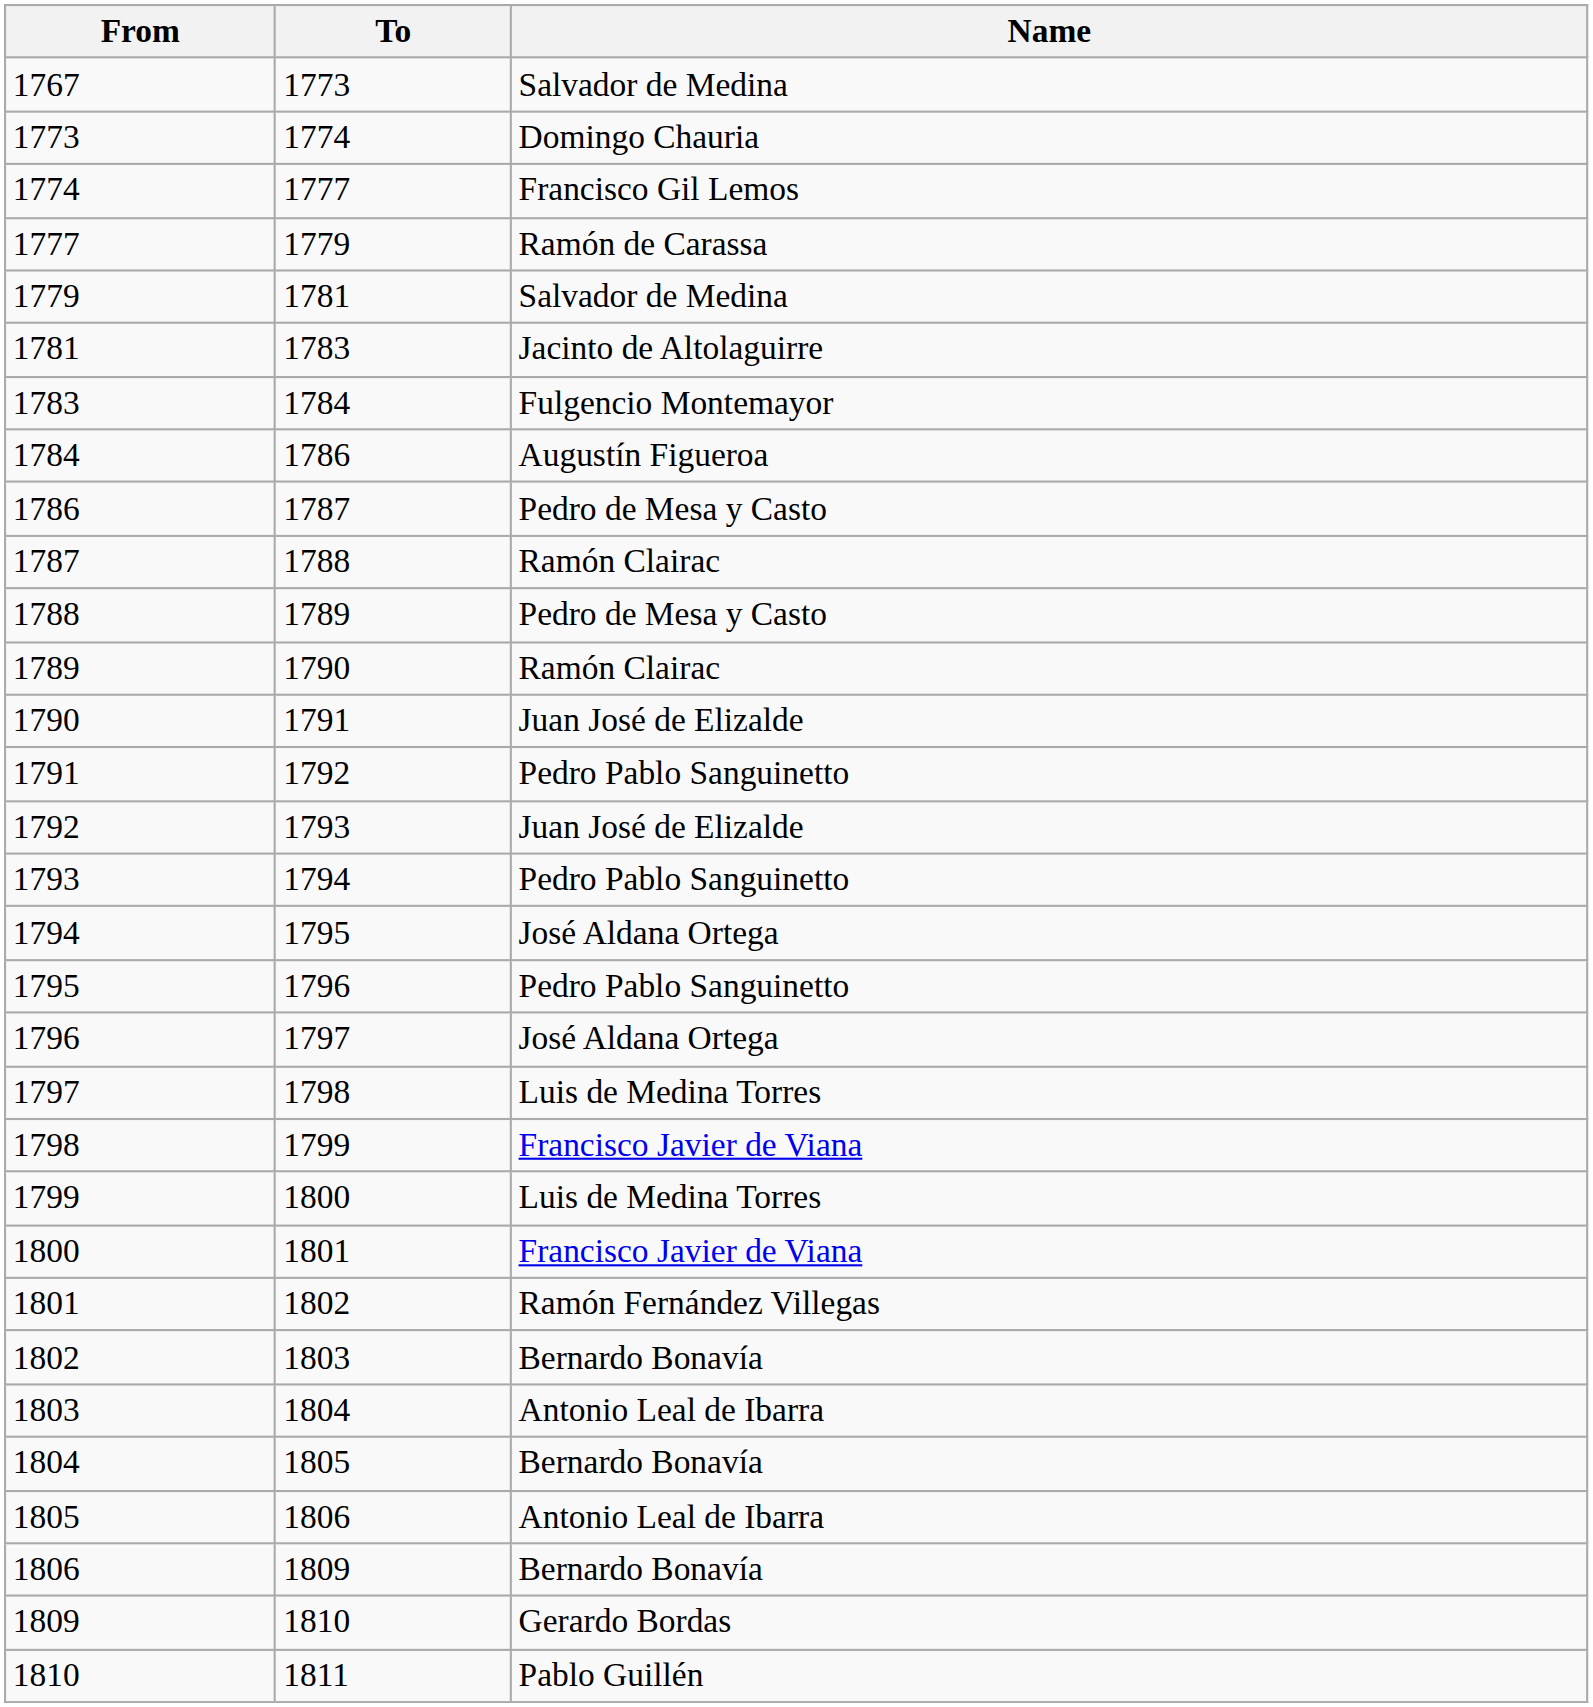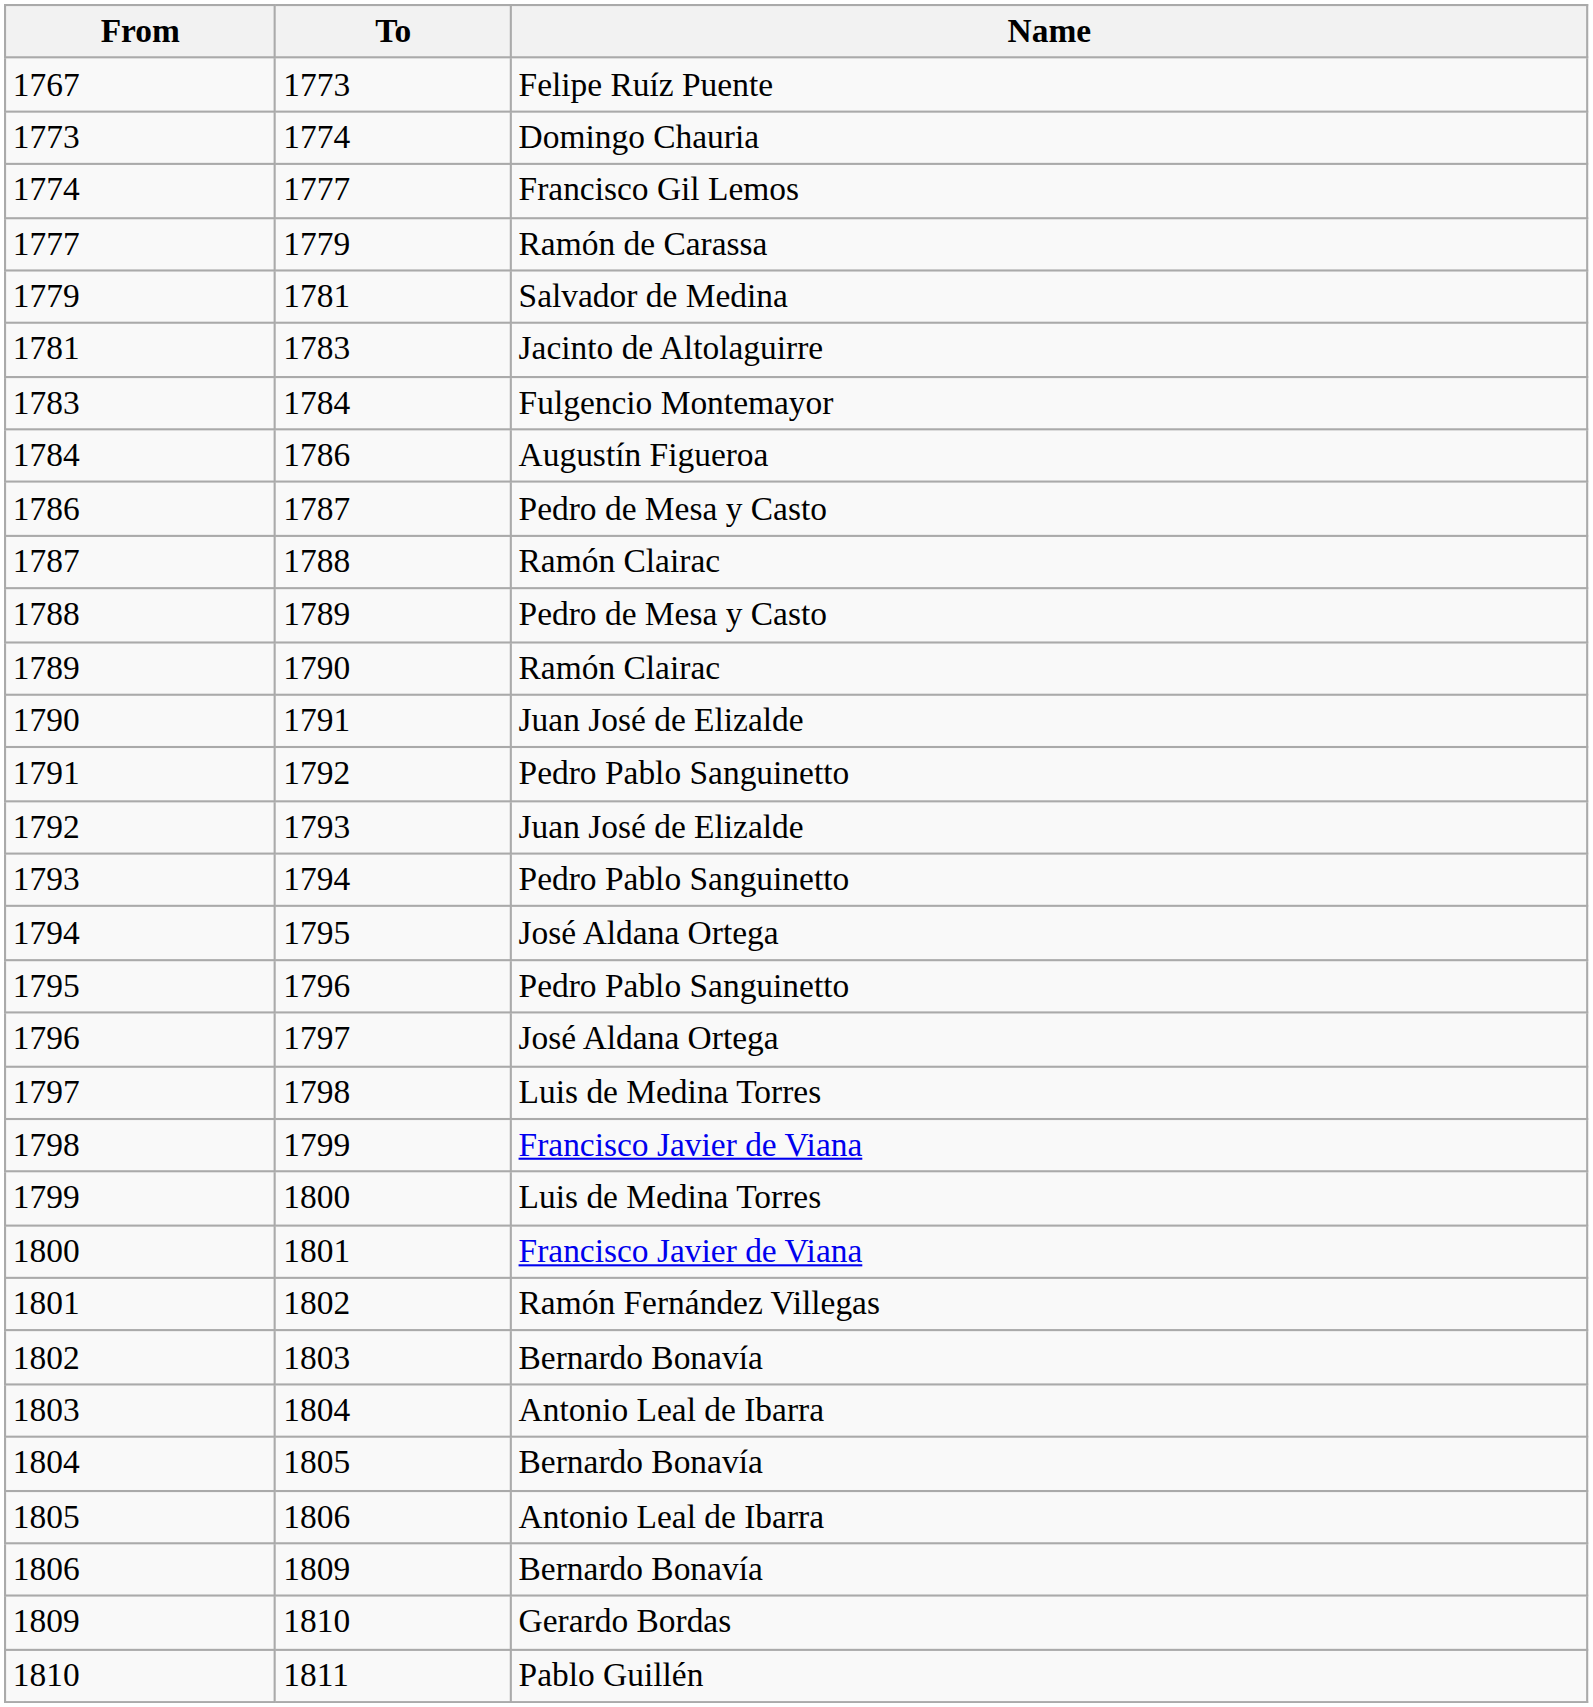(653, 84) Salvador de Medina -> (646, 84) Felipe Ruíz Puente
